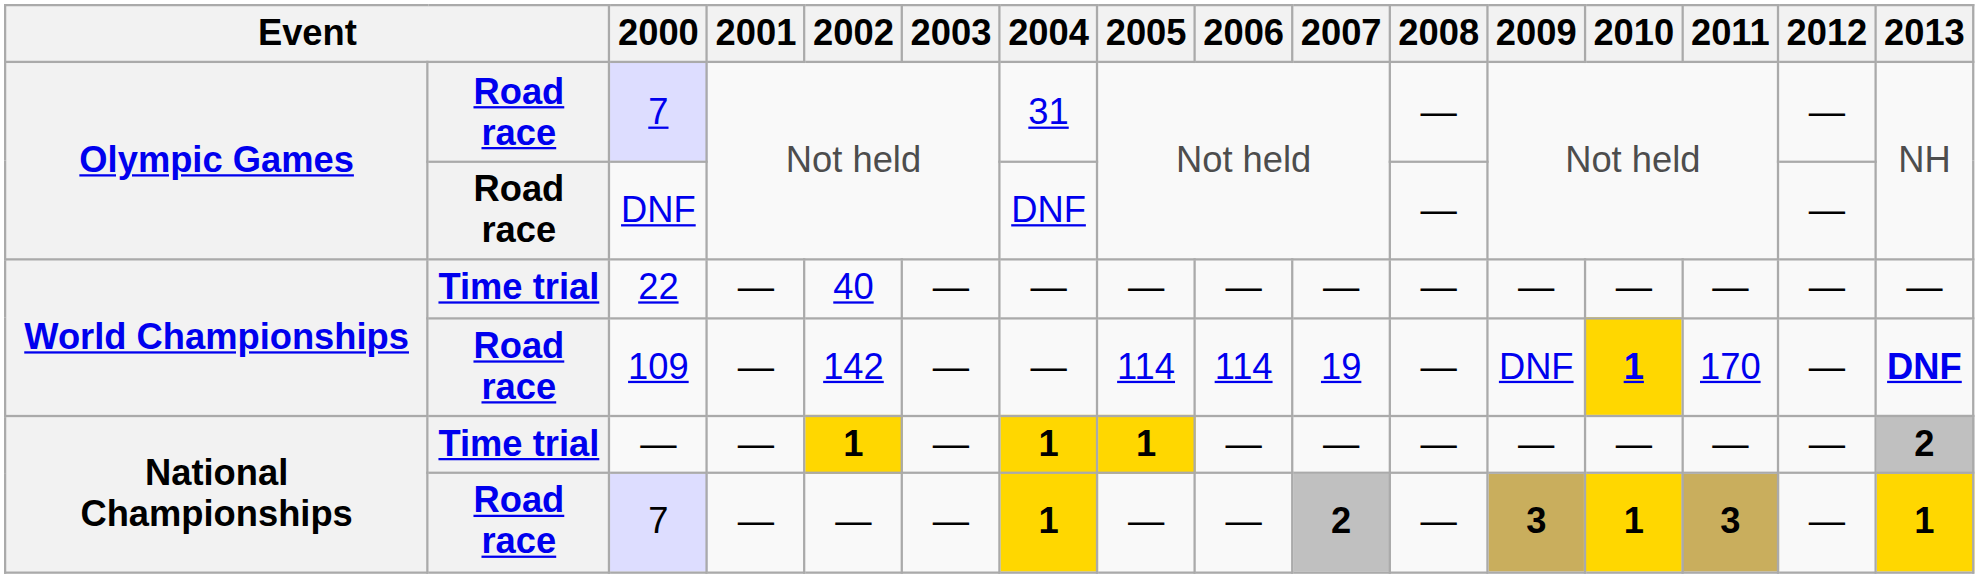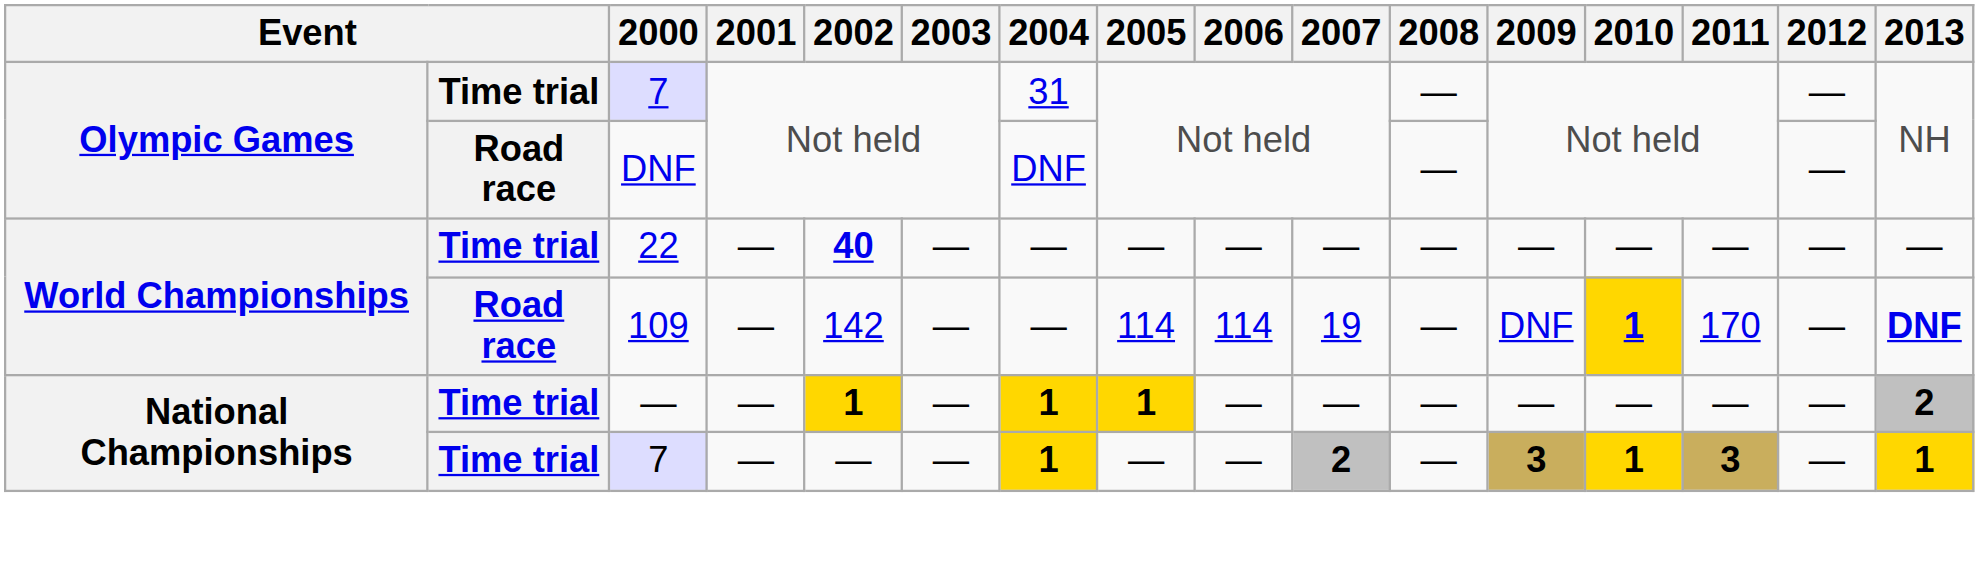(519, 111) Road race -> (519, 90) Time trial
(853, 287) normal -> (853, 246) bold
(519, 521) Road race -> (519, 460) Time trial
